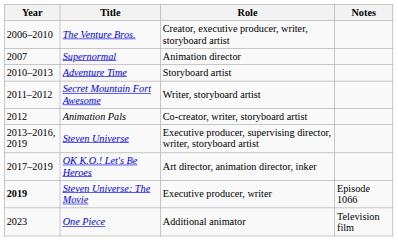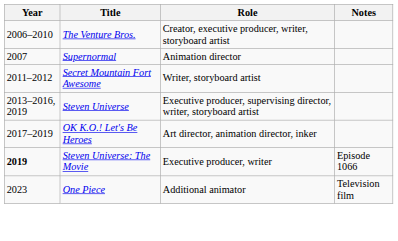- row: (95, 72)
- row: (94, 116)
